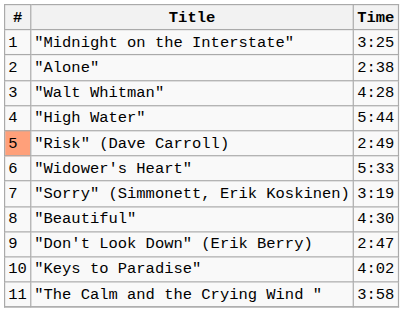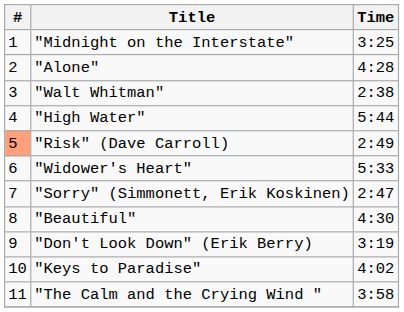(376, 68) 2:38 -> (376, 68) 4:28
(376, 93) 4:28 -> (376, 93) 2:38
(376, 194) 3:19 -> (376, 194) 2:47
(376, 244) 2:47 -> (376, 244) 3:19
